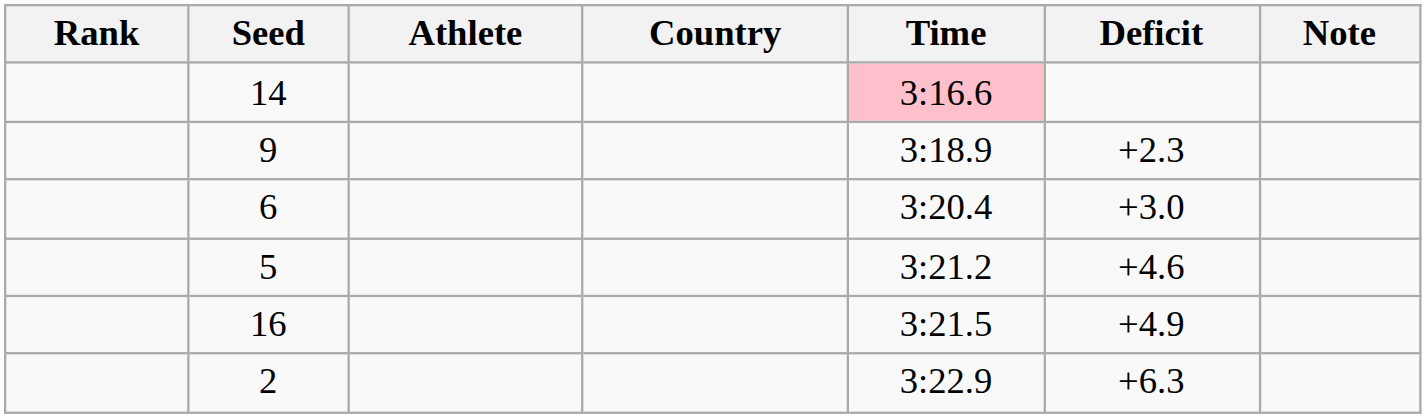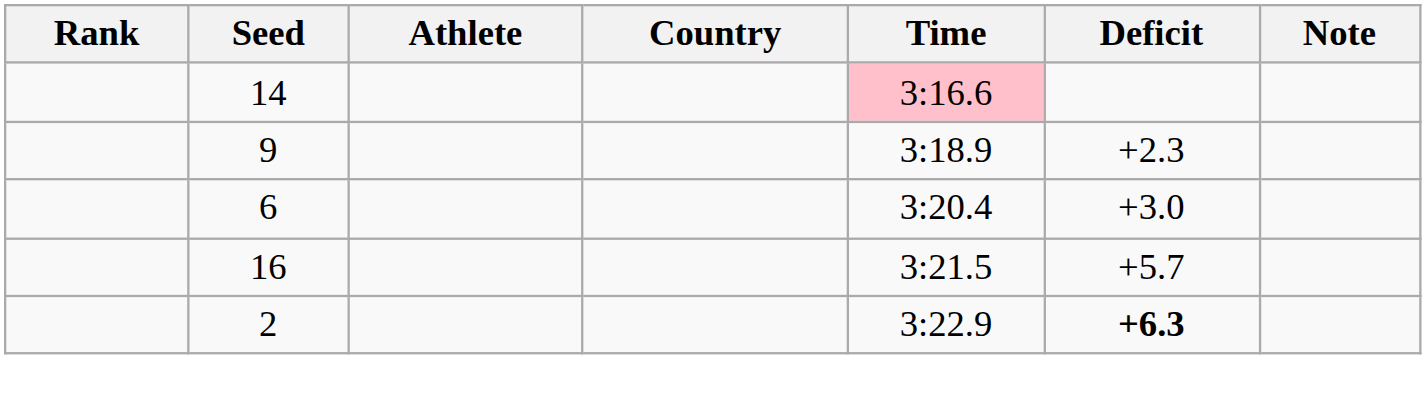- row: (268, 265)
(1151, 324) +4.9 -> (1151, 265) +5.7
(1151, 382) normal -> (1151, 324) bold
